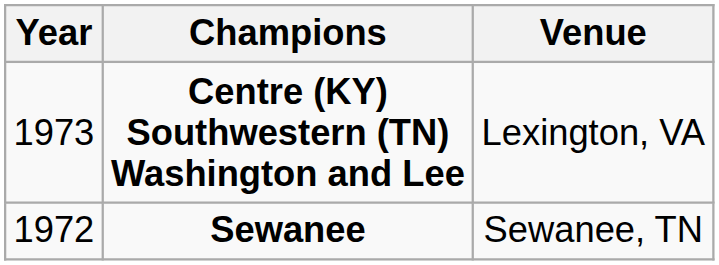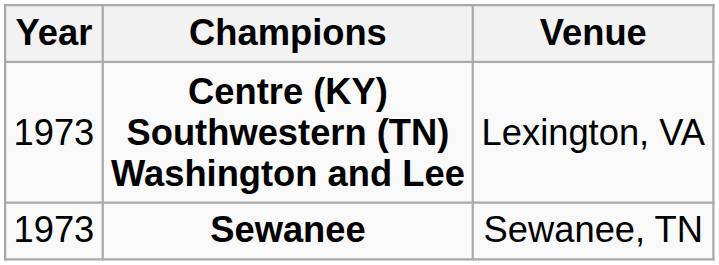(54, 230) 1972 -> (54, 230) 1973
